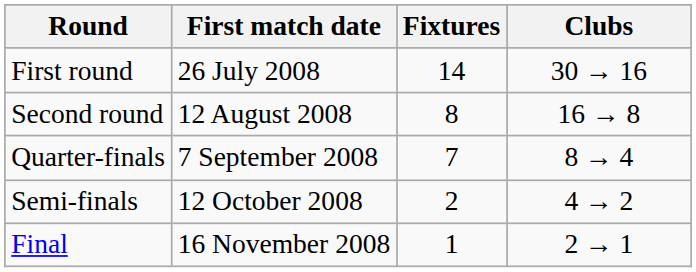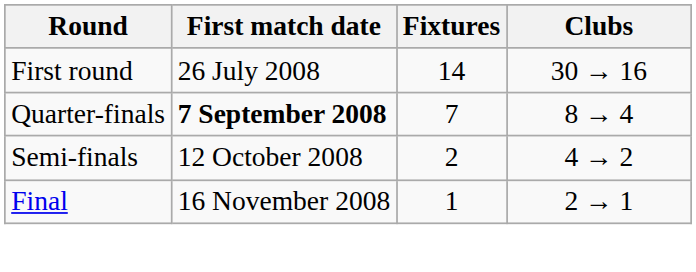- row: (87, 113)
(278, 157) normal -> (282, 113) bold
